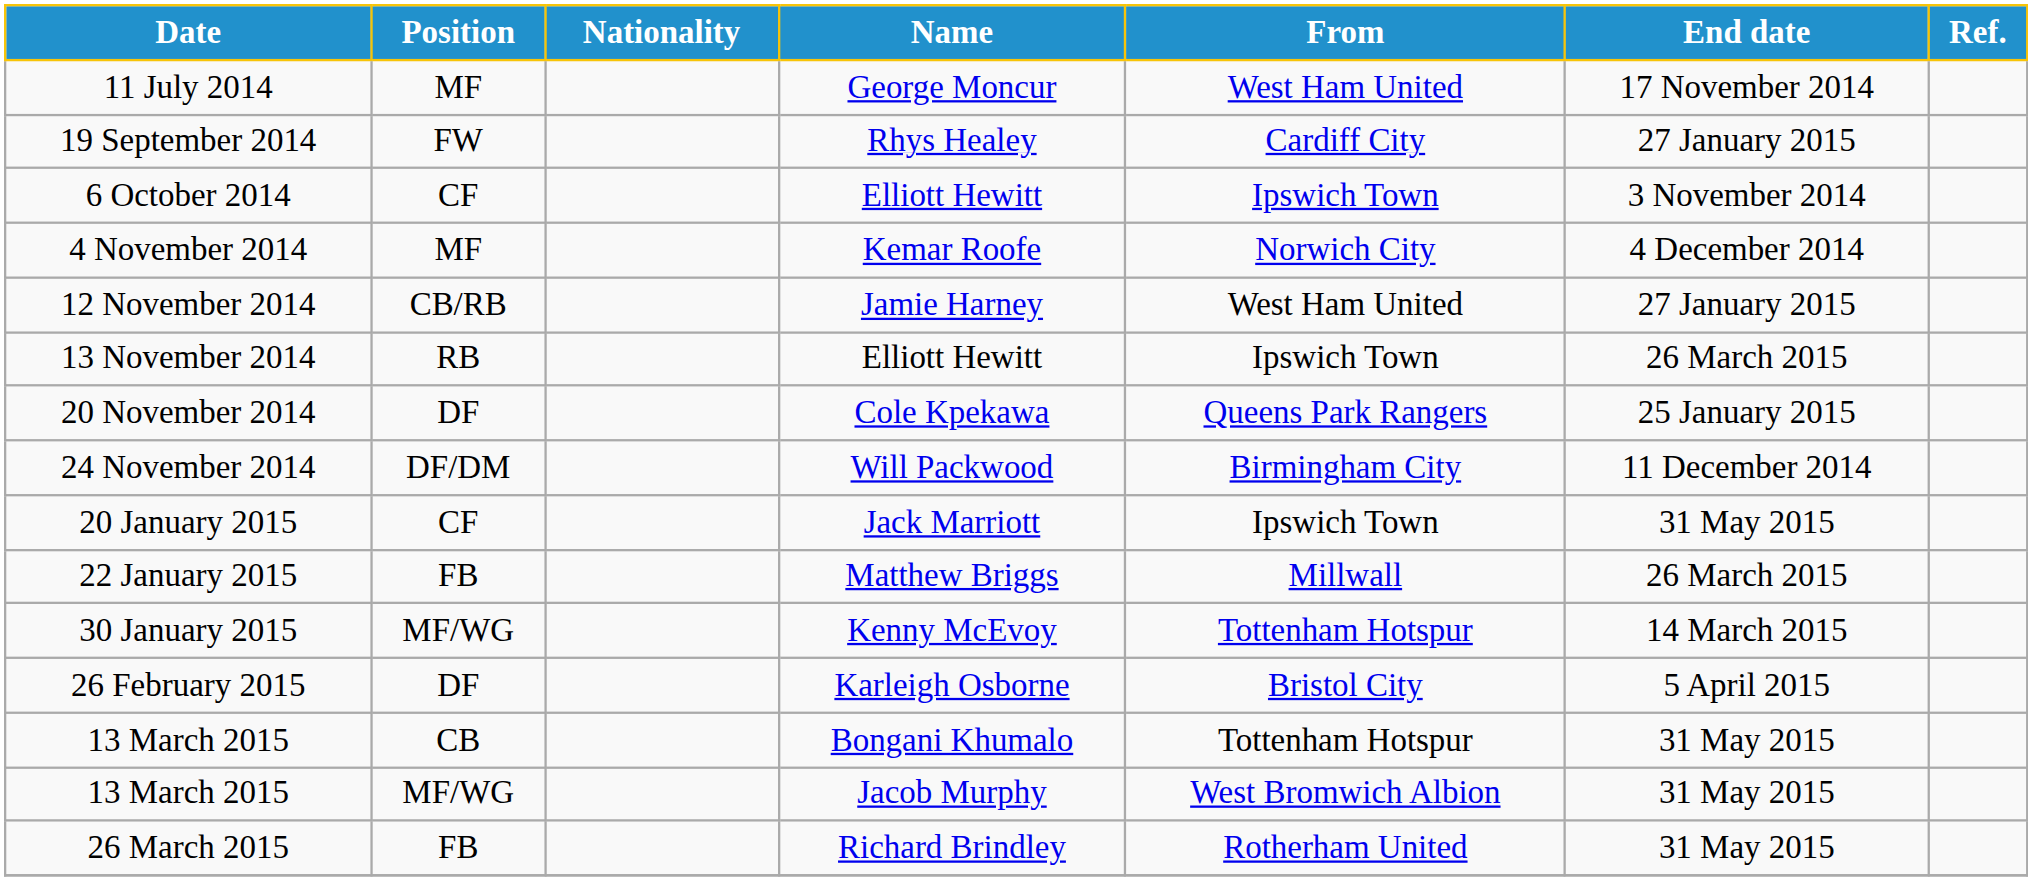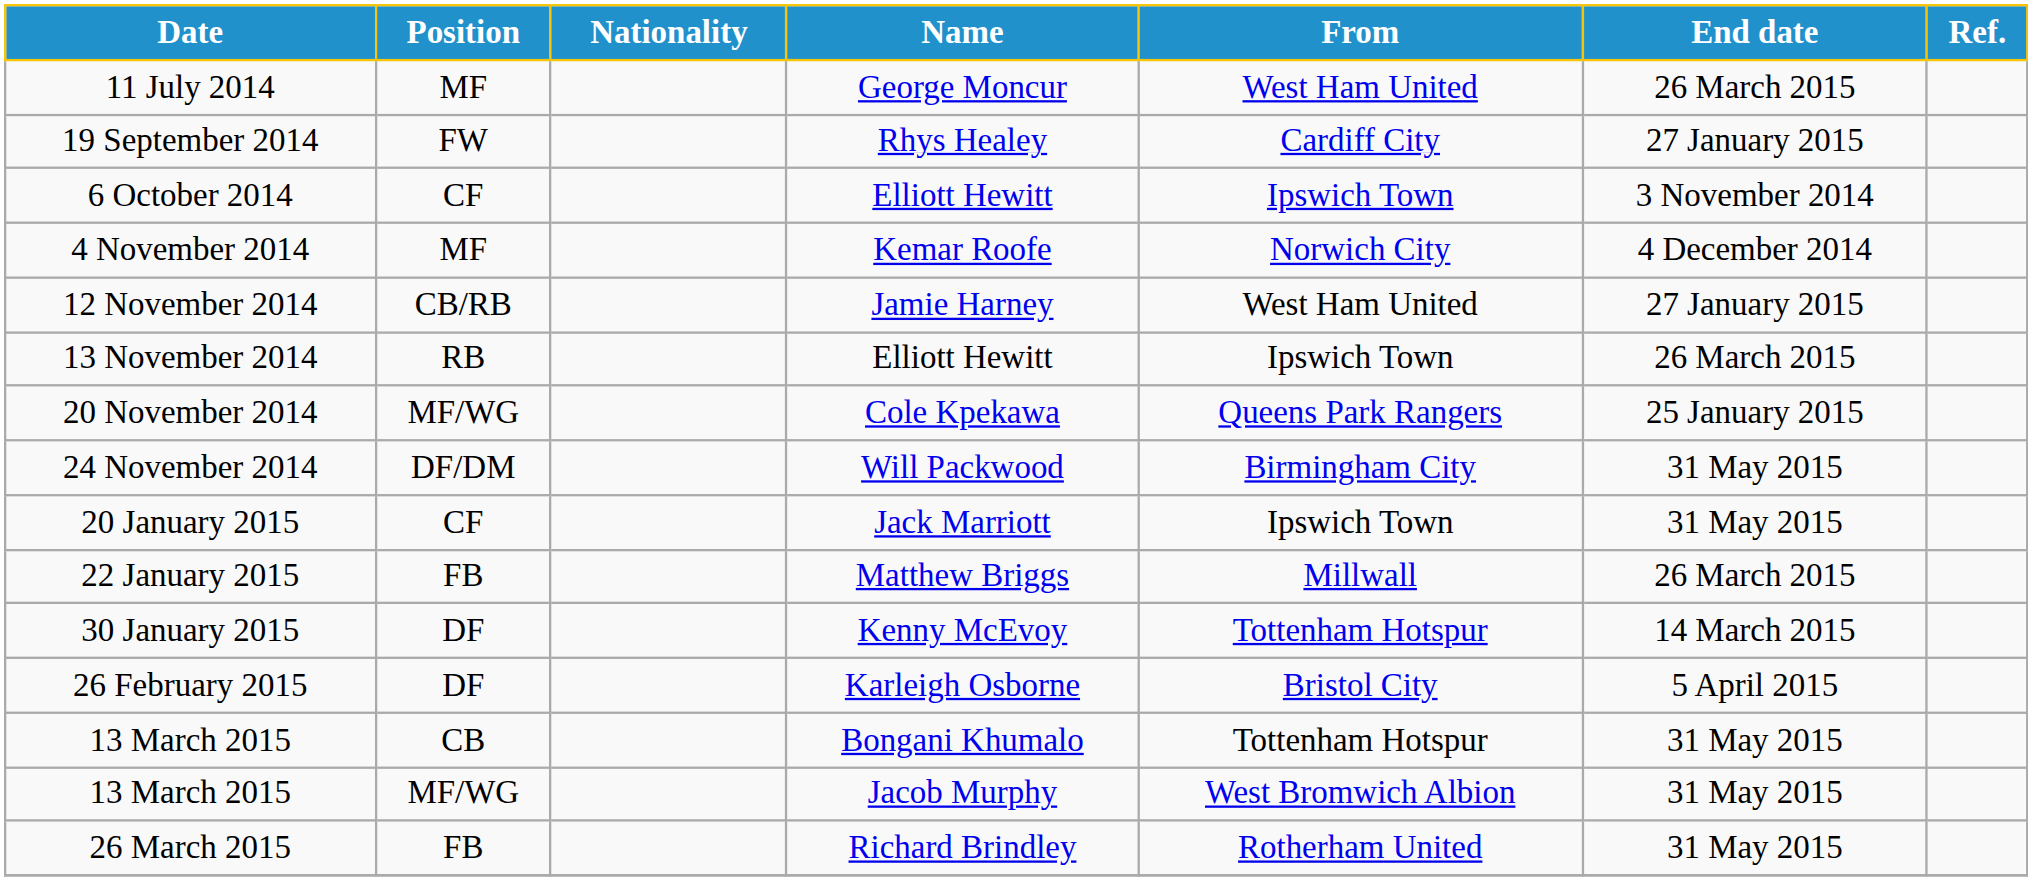(1747, 86) 17 November 2014 -> (1755, 86) 26 March 2015
(458, 412) DF -> (463, 412) MF/WG
(1747, 467) 11 December 2014 -> (1755, 467) 31 May 2015
(458, 630) MF/WG -> (463, 630) DF
